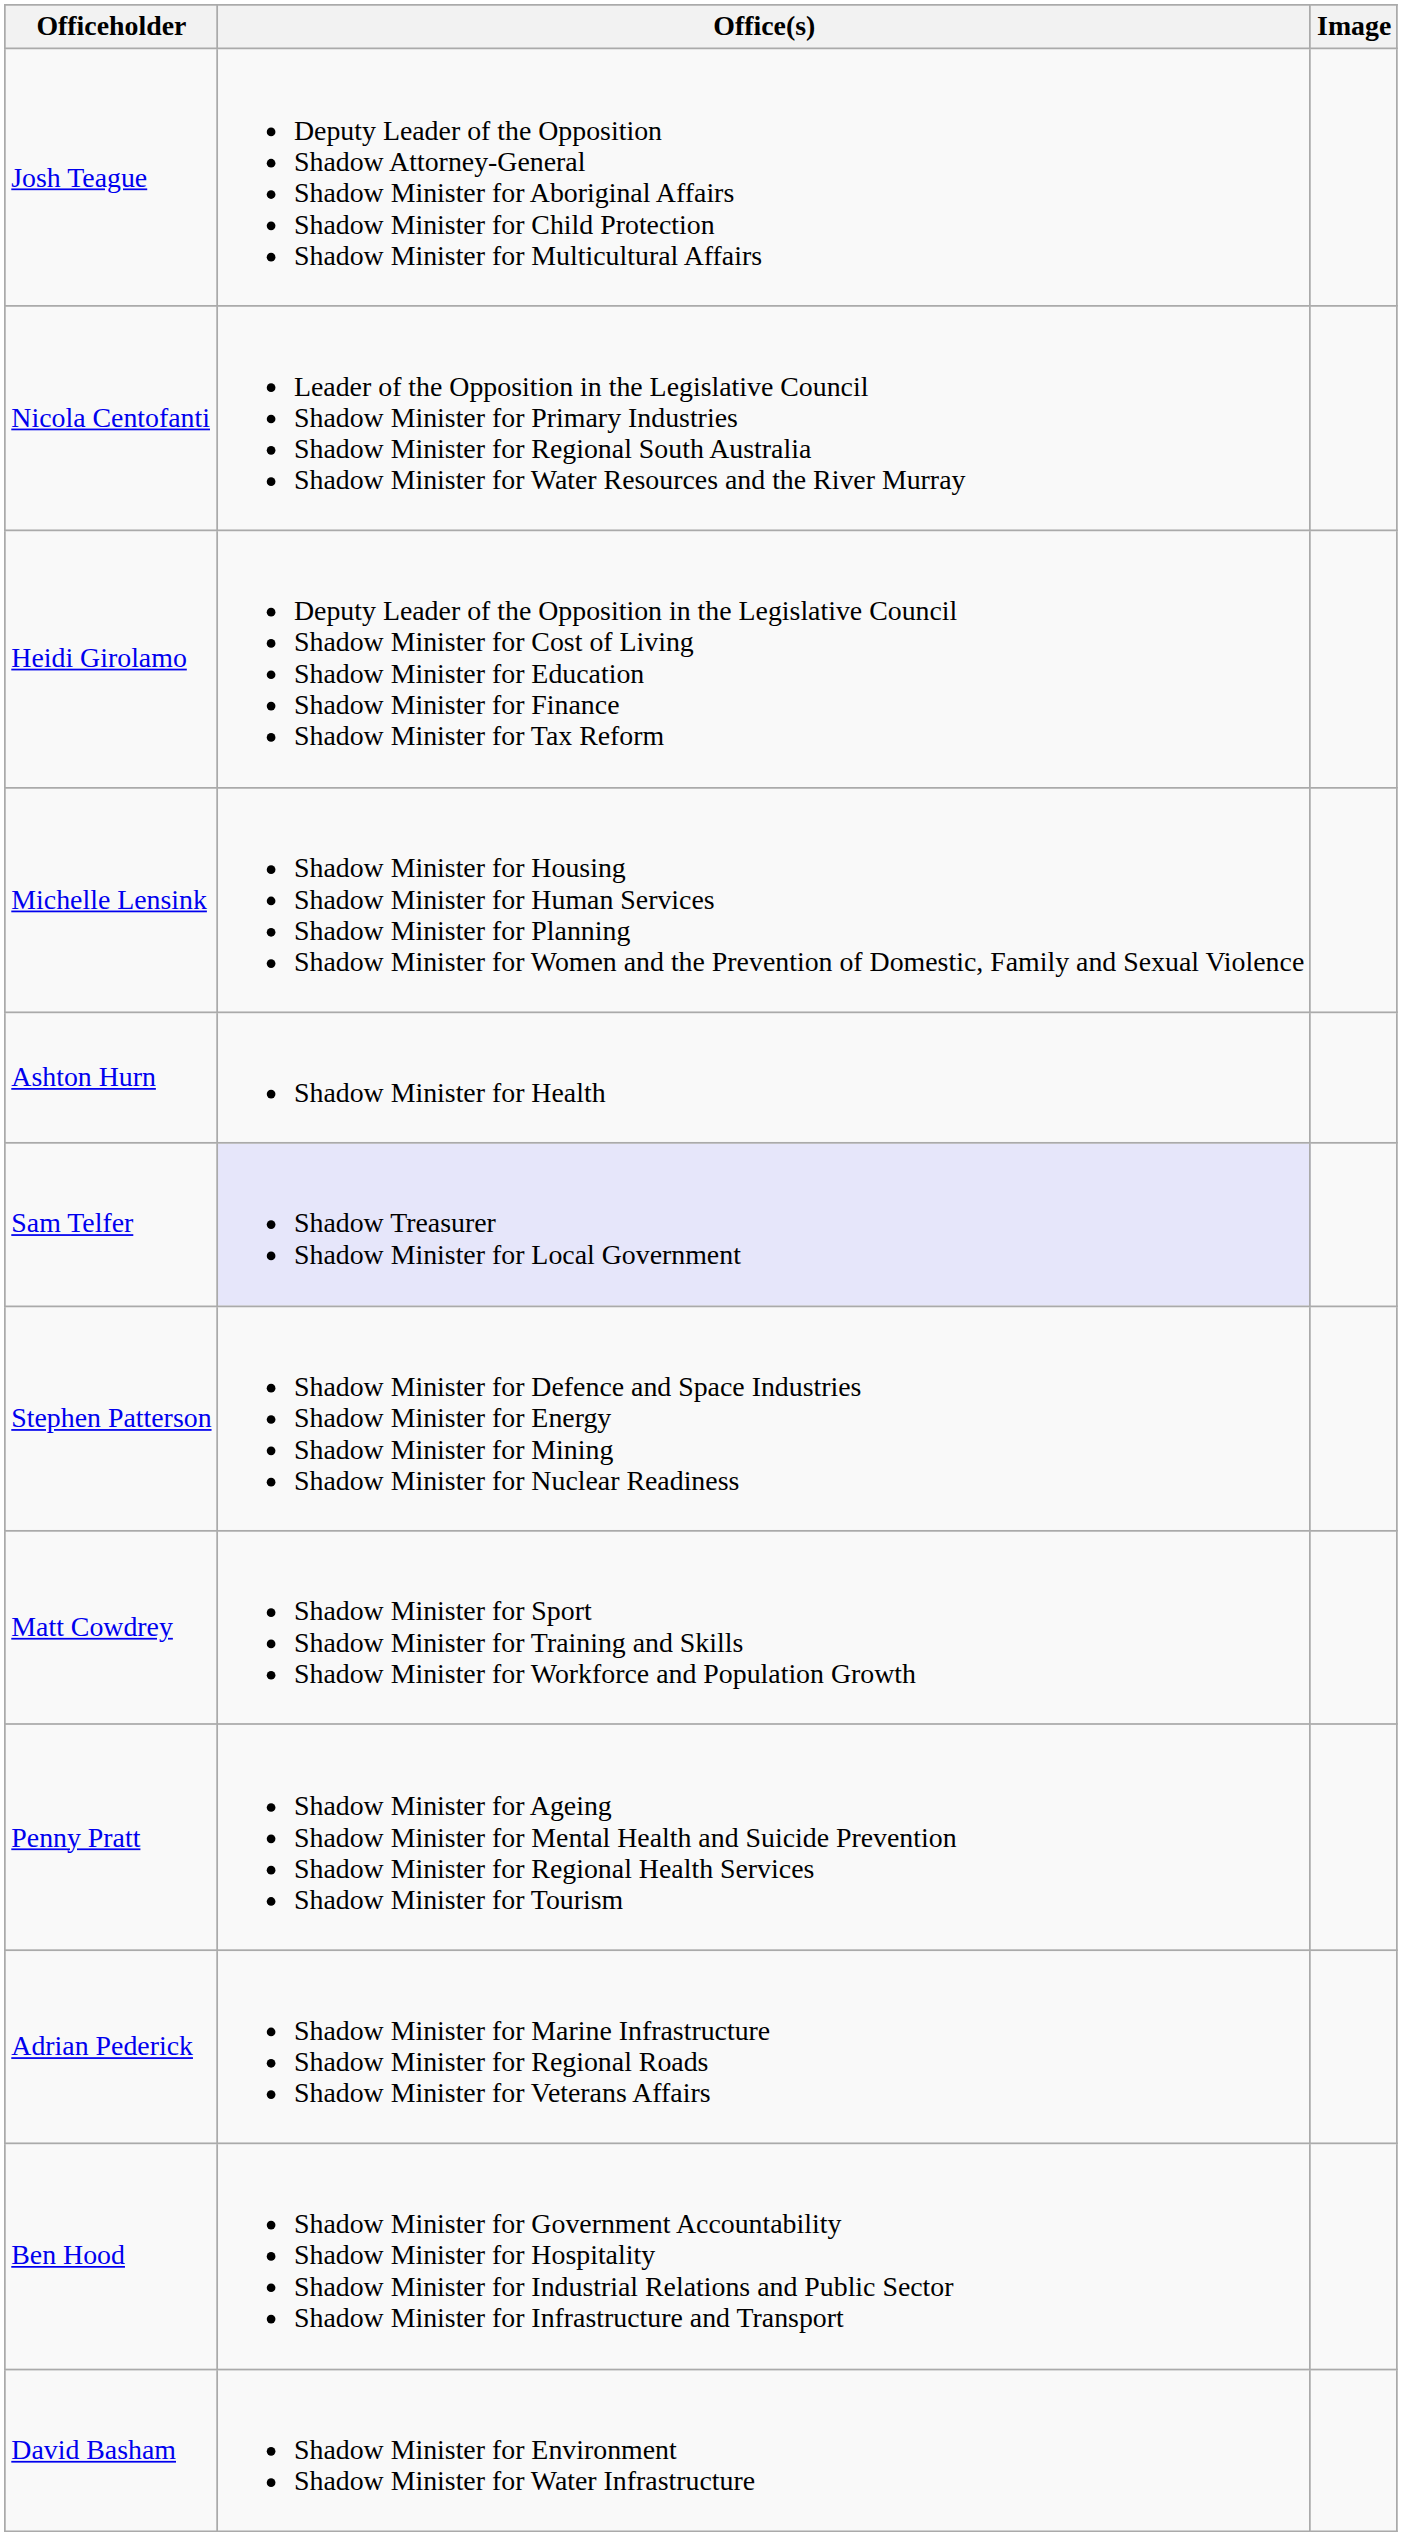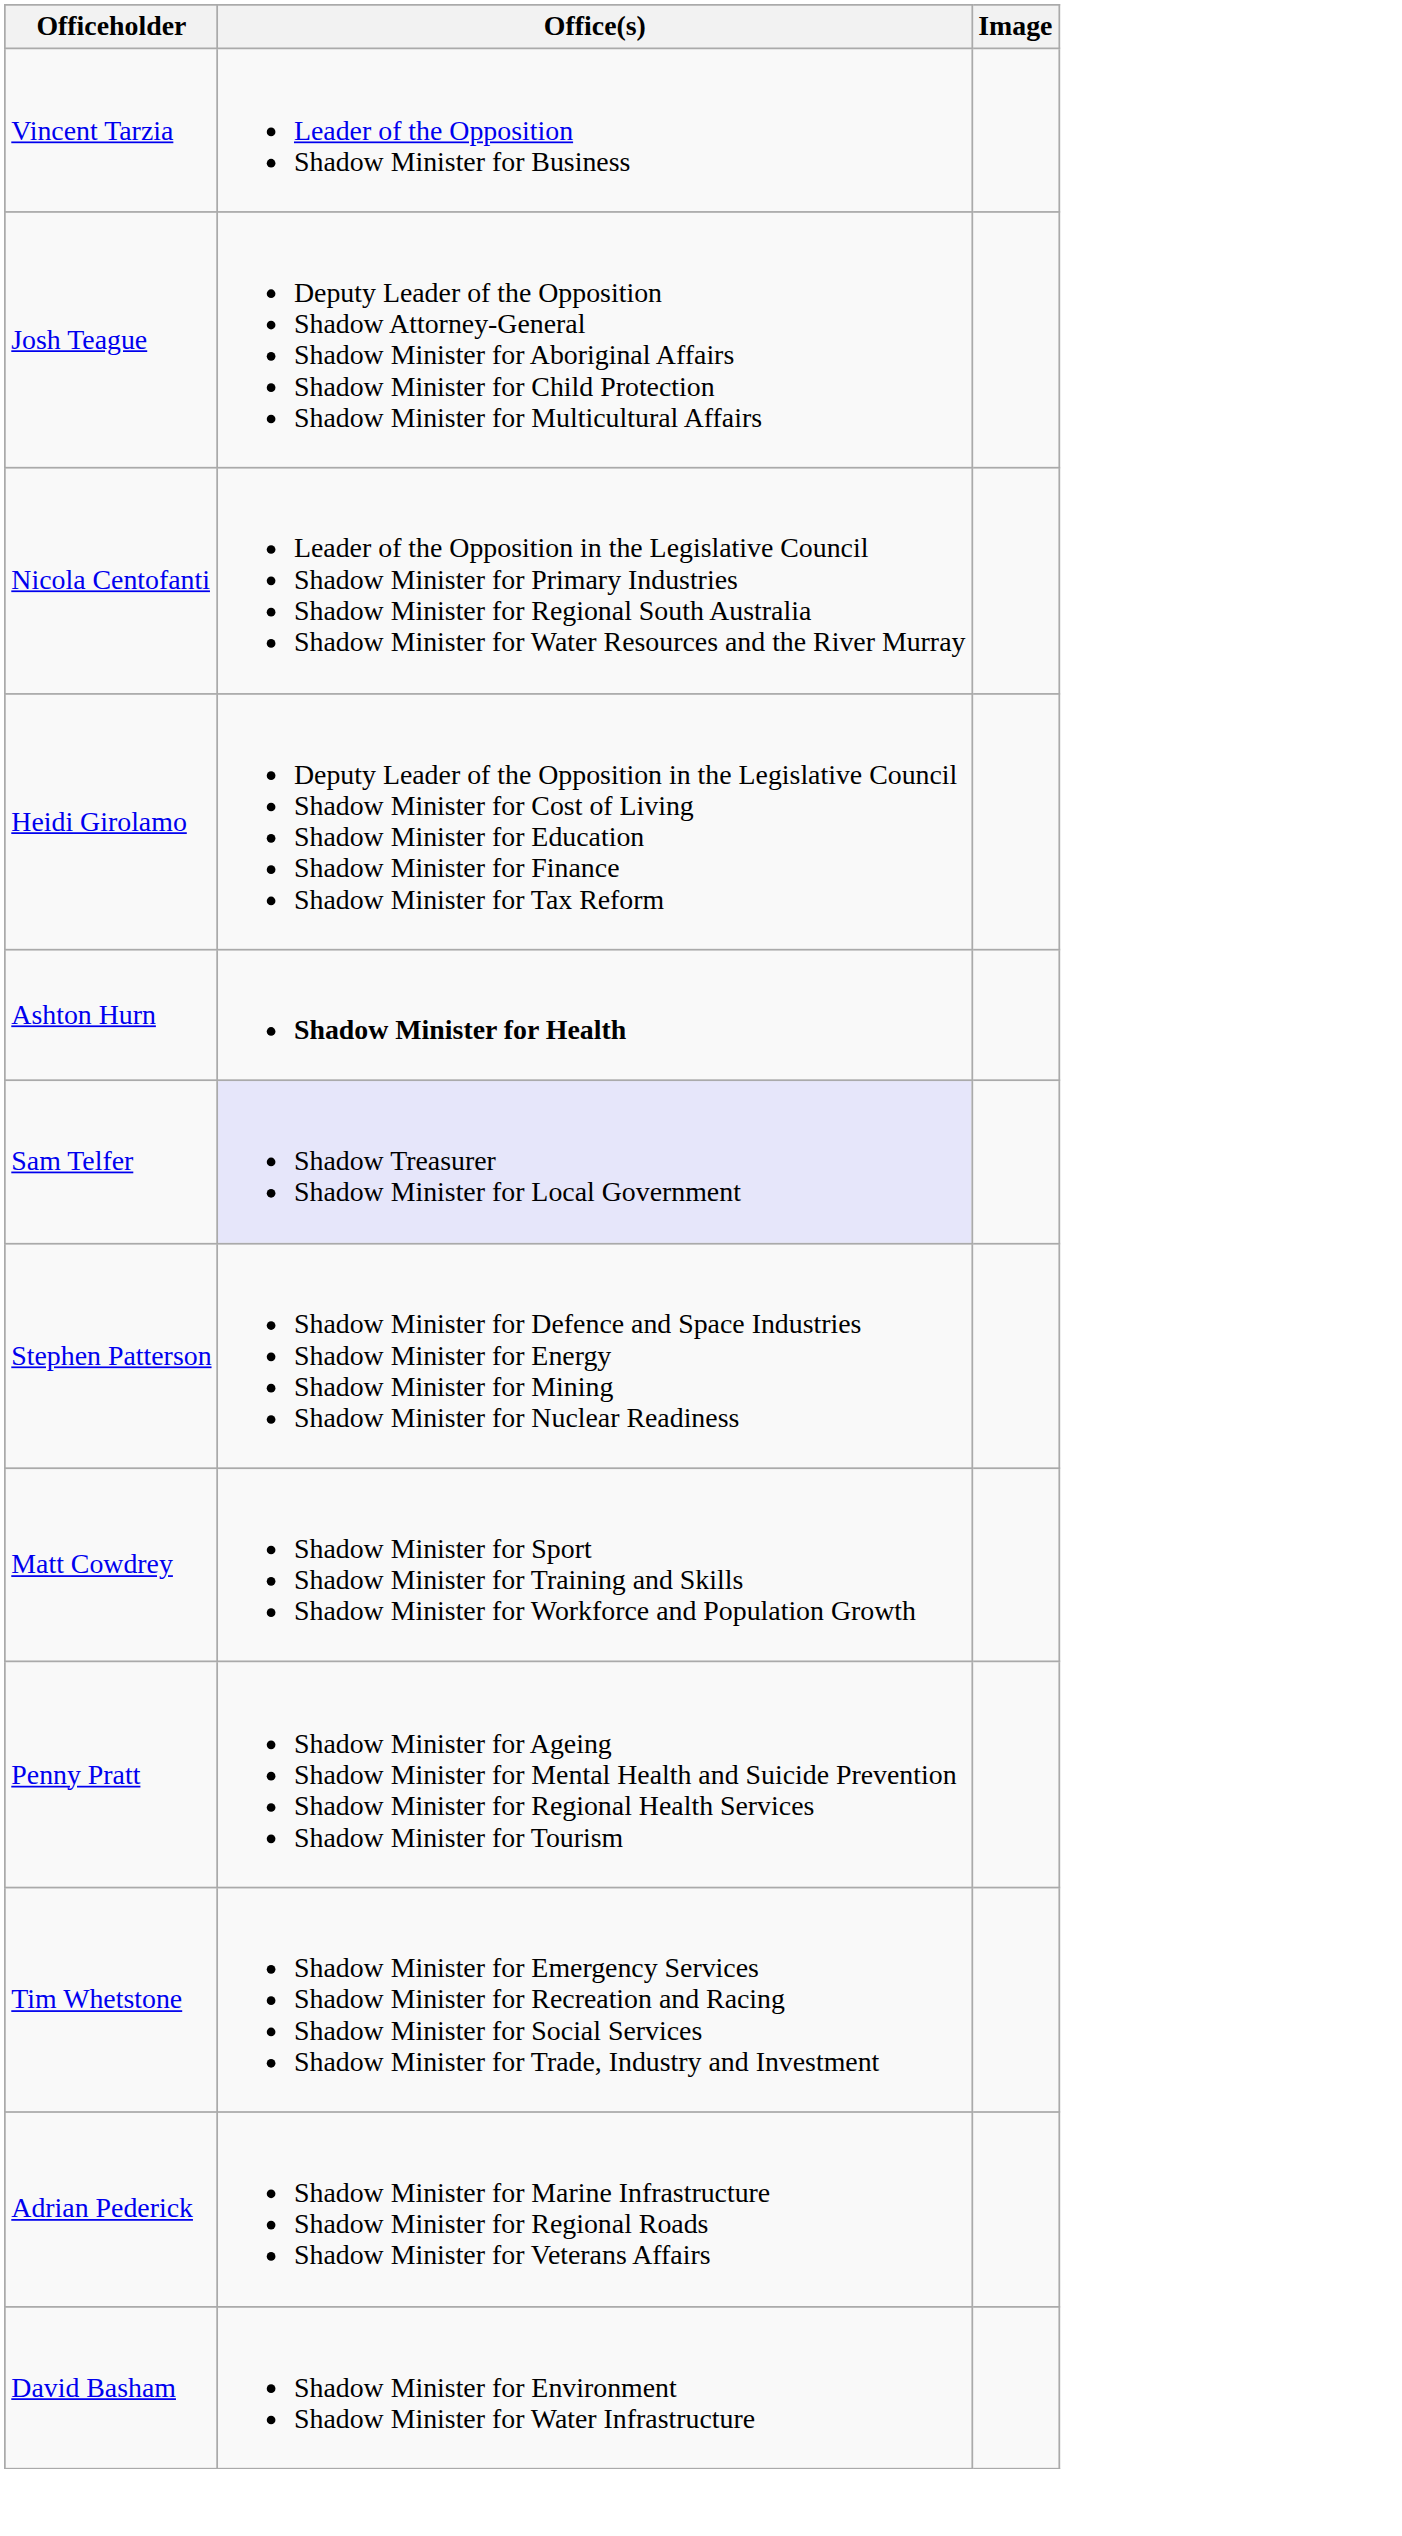+ row: (92, 129)
- row: (109, 899)
(764, 1093) normal -> (595, 1031) bold
+ row: (97, 1999)
- row: (68, 2255)
